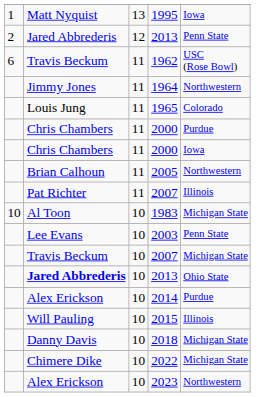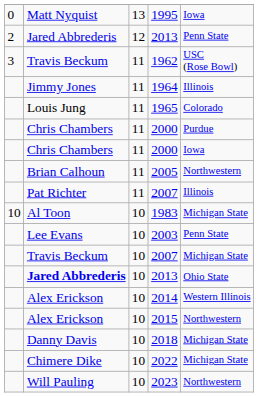(11, 15) 1 -> (11, 15) 0
(11, 61) 6 -> (11, 61) 3
(212, 87) Northwestern -> (198, 87) Illinois
(198, 297) Purdue -> (217, 297) Western Illinois
(60, 318) Will Pauling -> (65, 318) Alex Erickson
(198, 318) Illinois -> (212, 318) Northwestern
(65, 381) Alex Erickson -> (60, 381) Will Pauling
